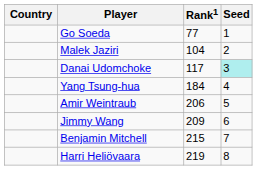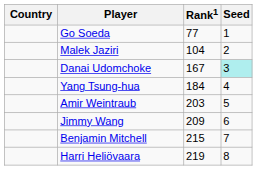(195, 68) 117 -> (195, 68) 167
(195, 103) 206 -> (195, 103) 203
